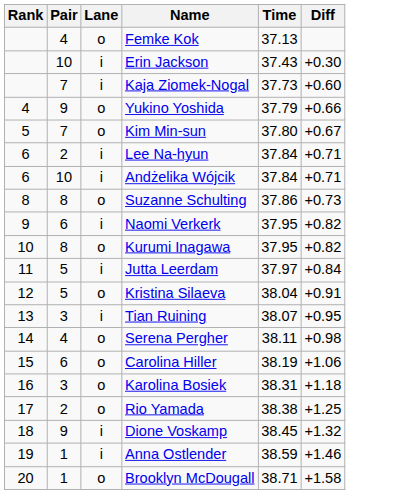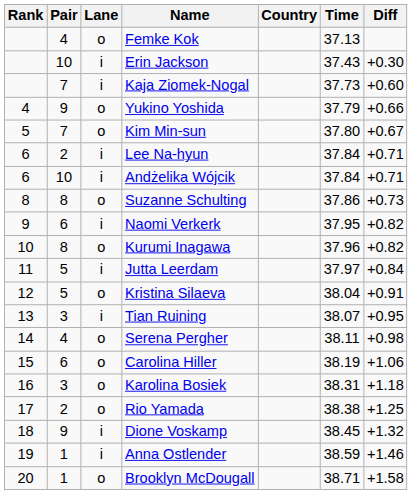+ column: (289, 16)
(279, 246) 37.95 -> (342, 246) 37.96
